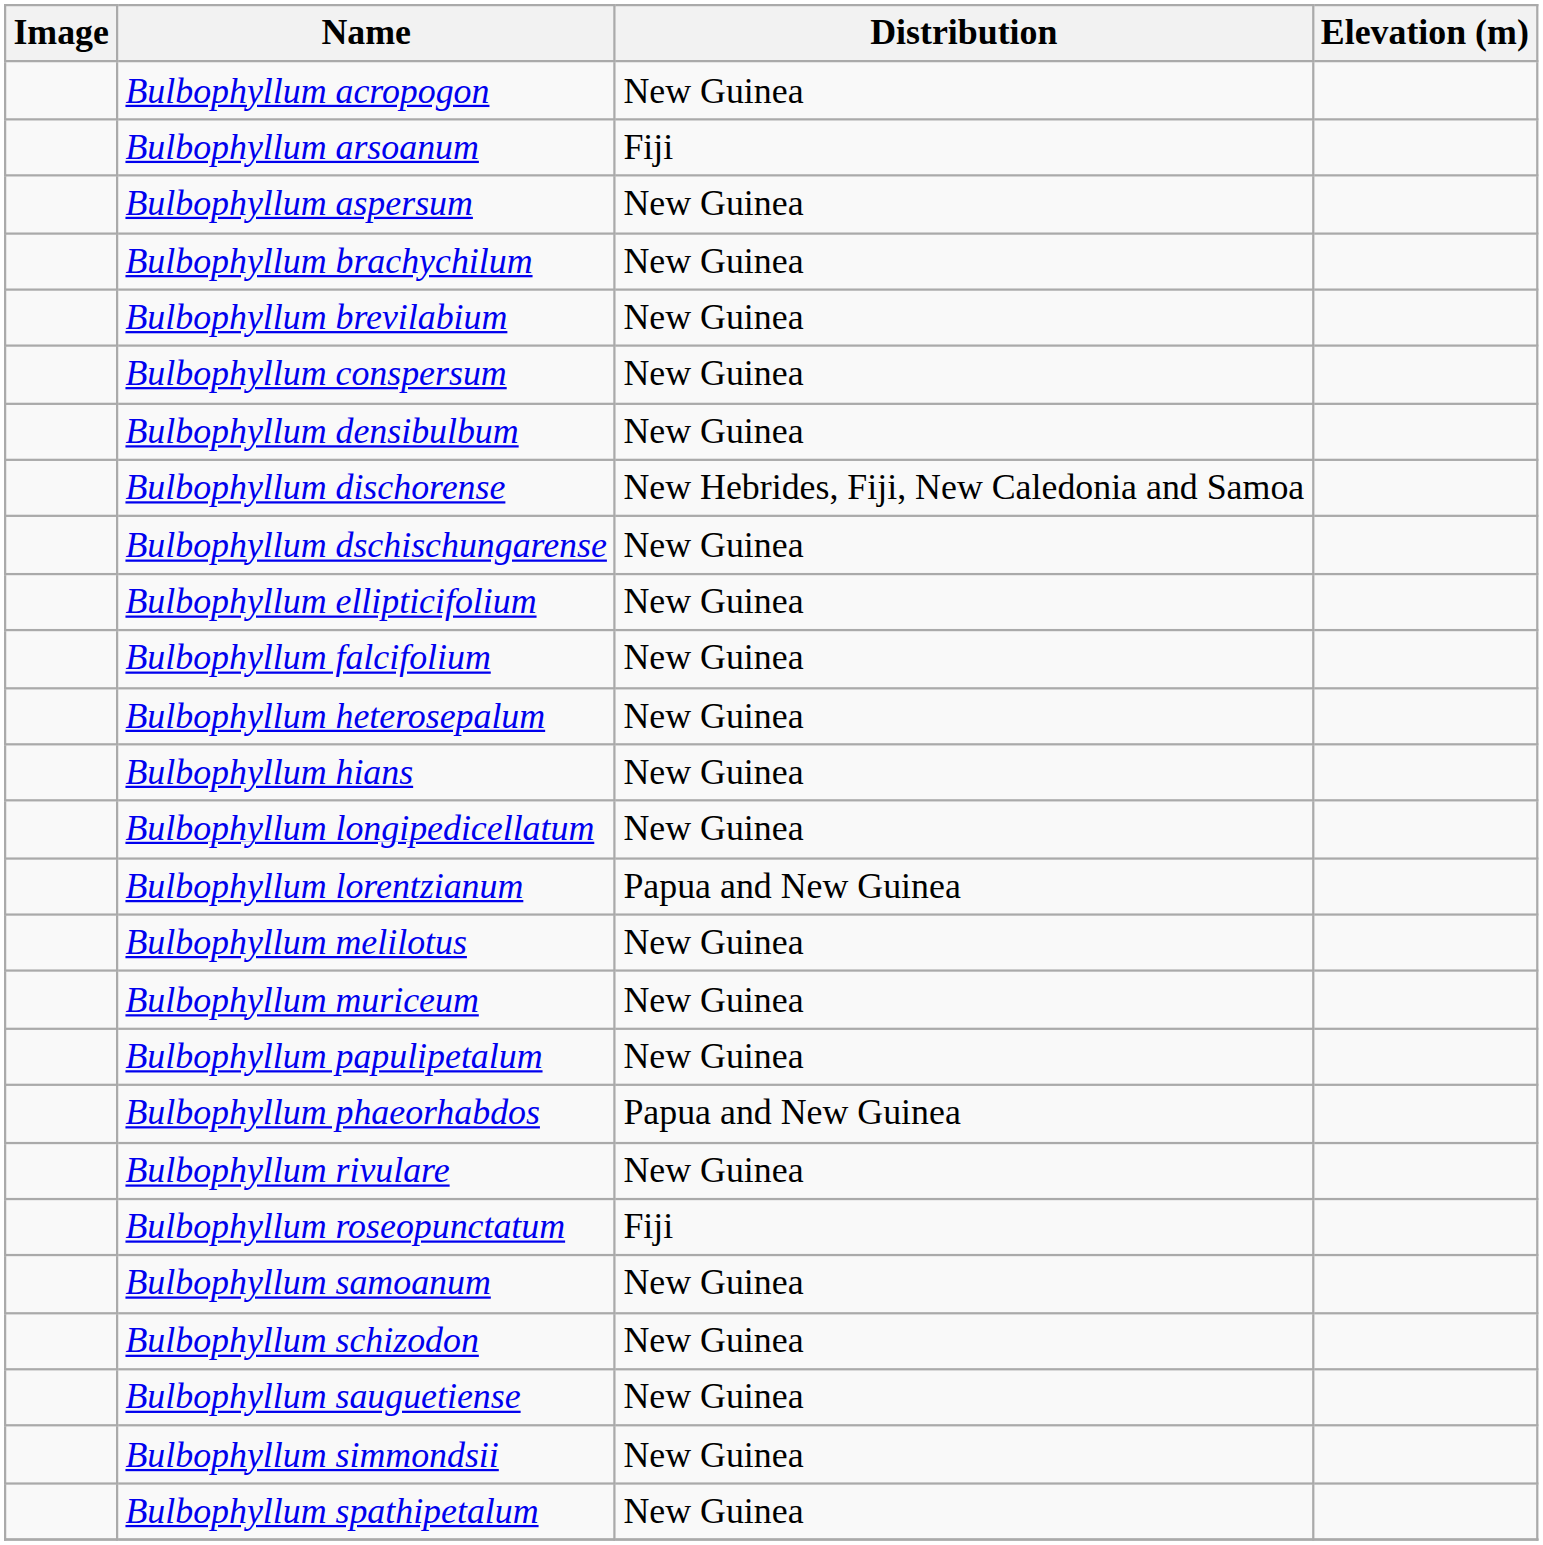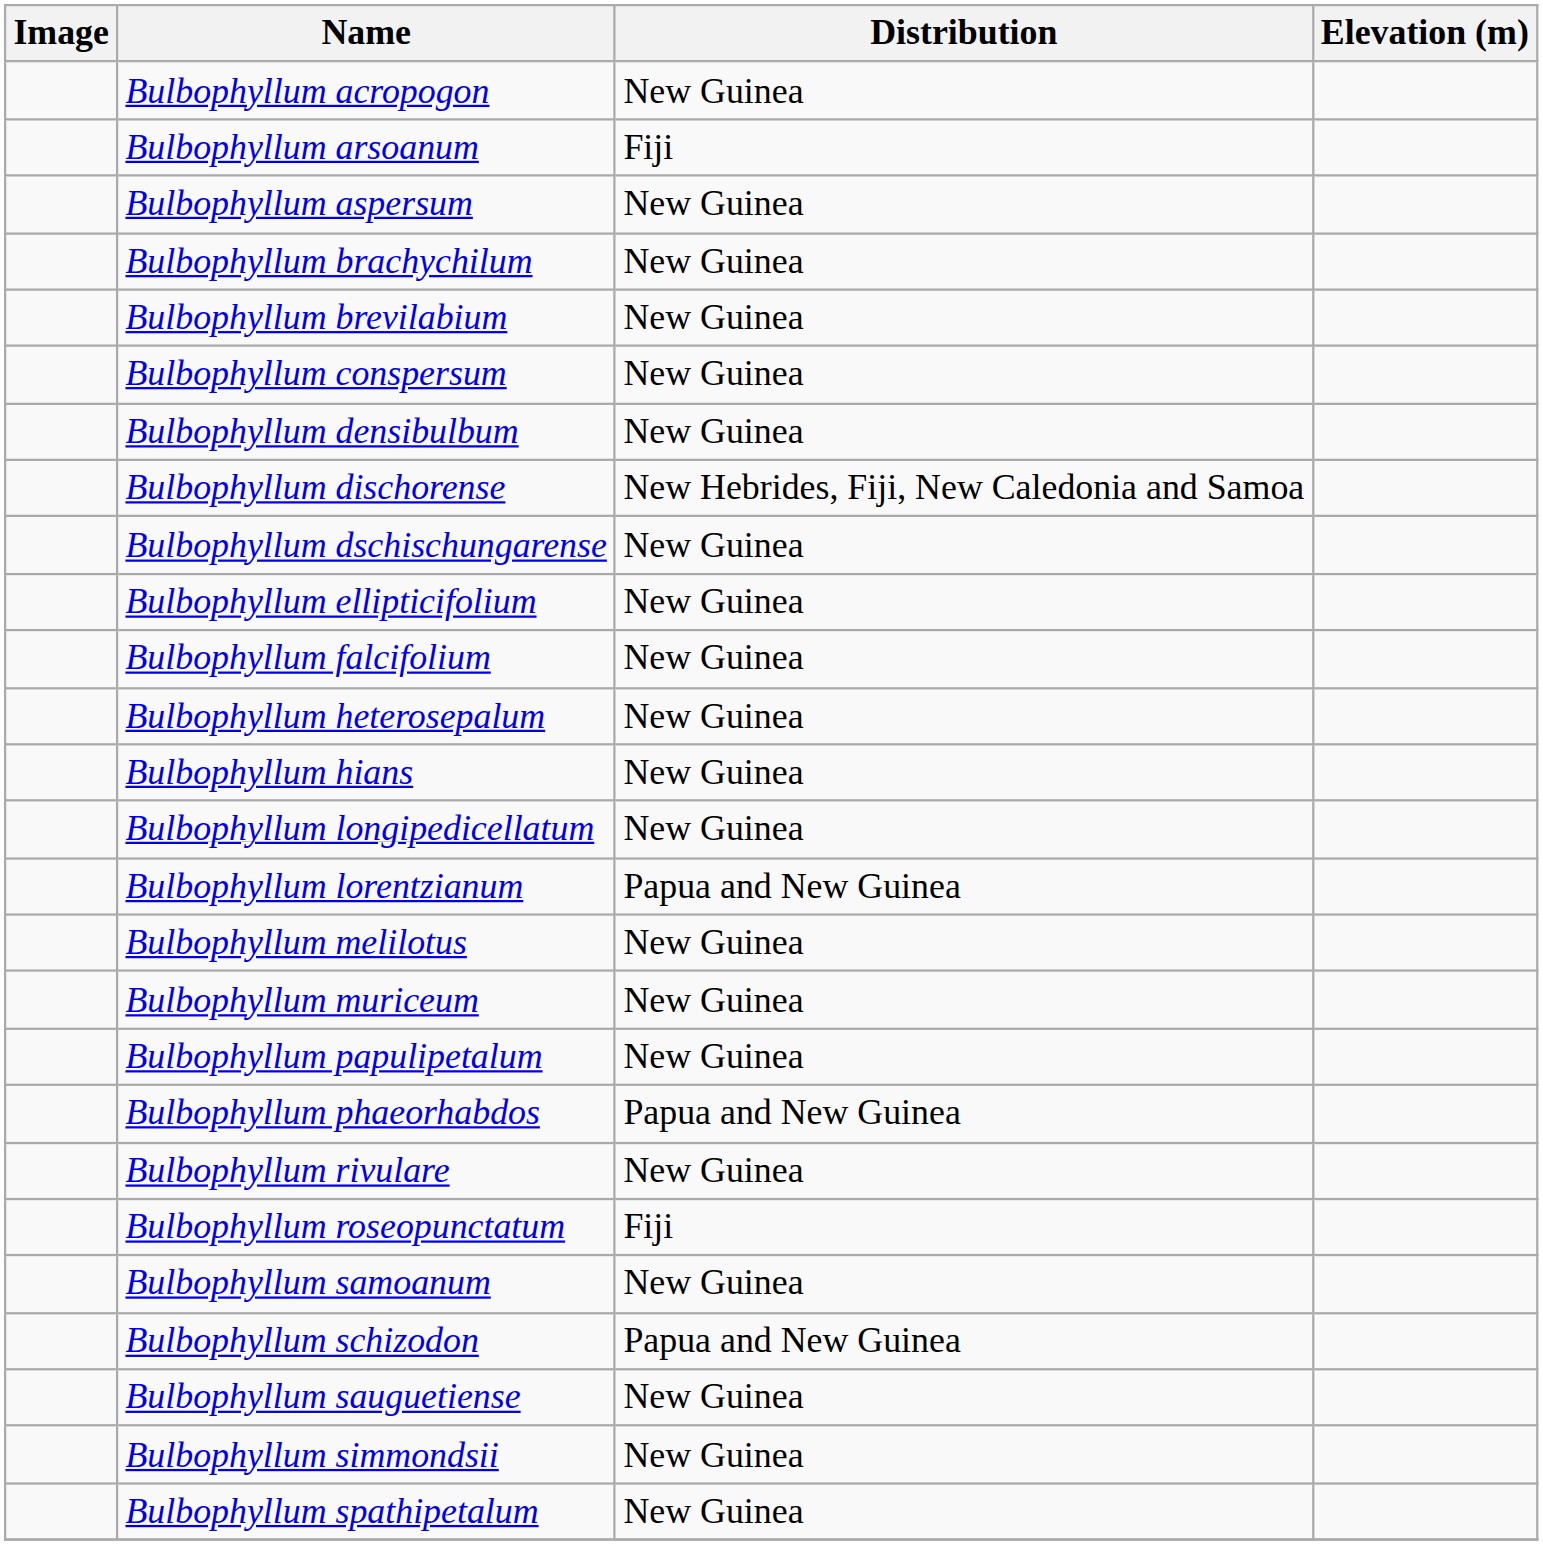(714, 1340) New Guinea -> (792, 1340) Papua and New Guinea
